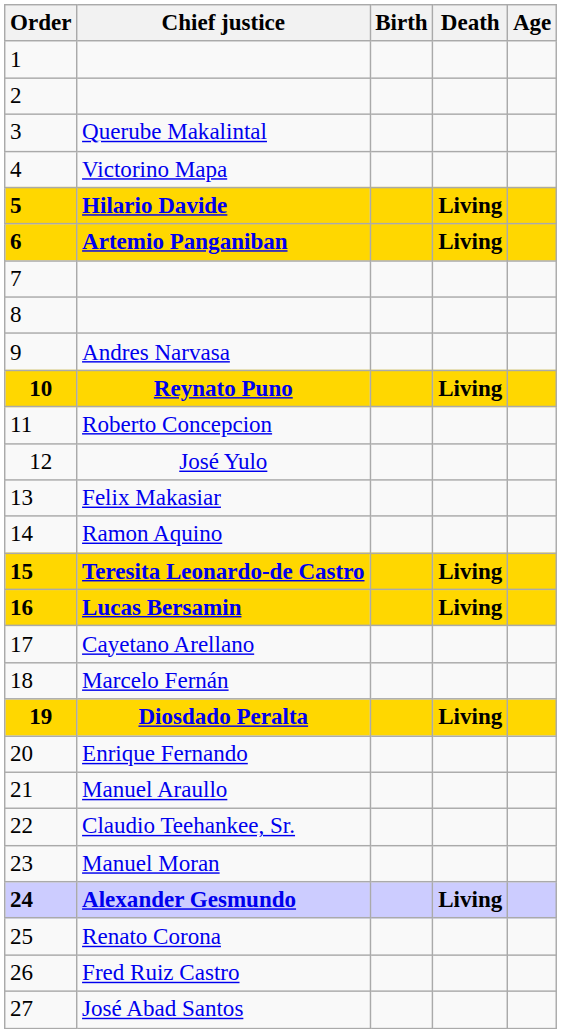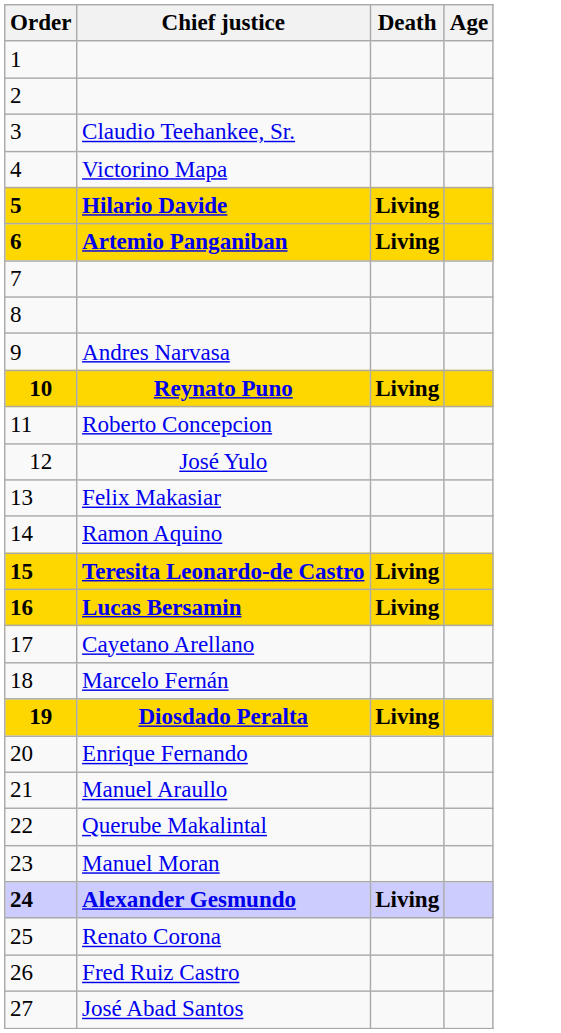- column: (401, 22)
(175, 132) Querube Makalintal -> (189, 132) Claudio Teehankee, Sr.
(189, 826) Claudio Teehankee, Sr. -> (175, 826) Querube Makalintal
